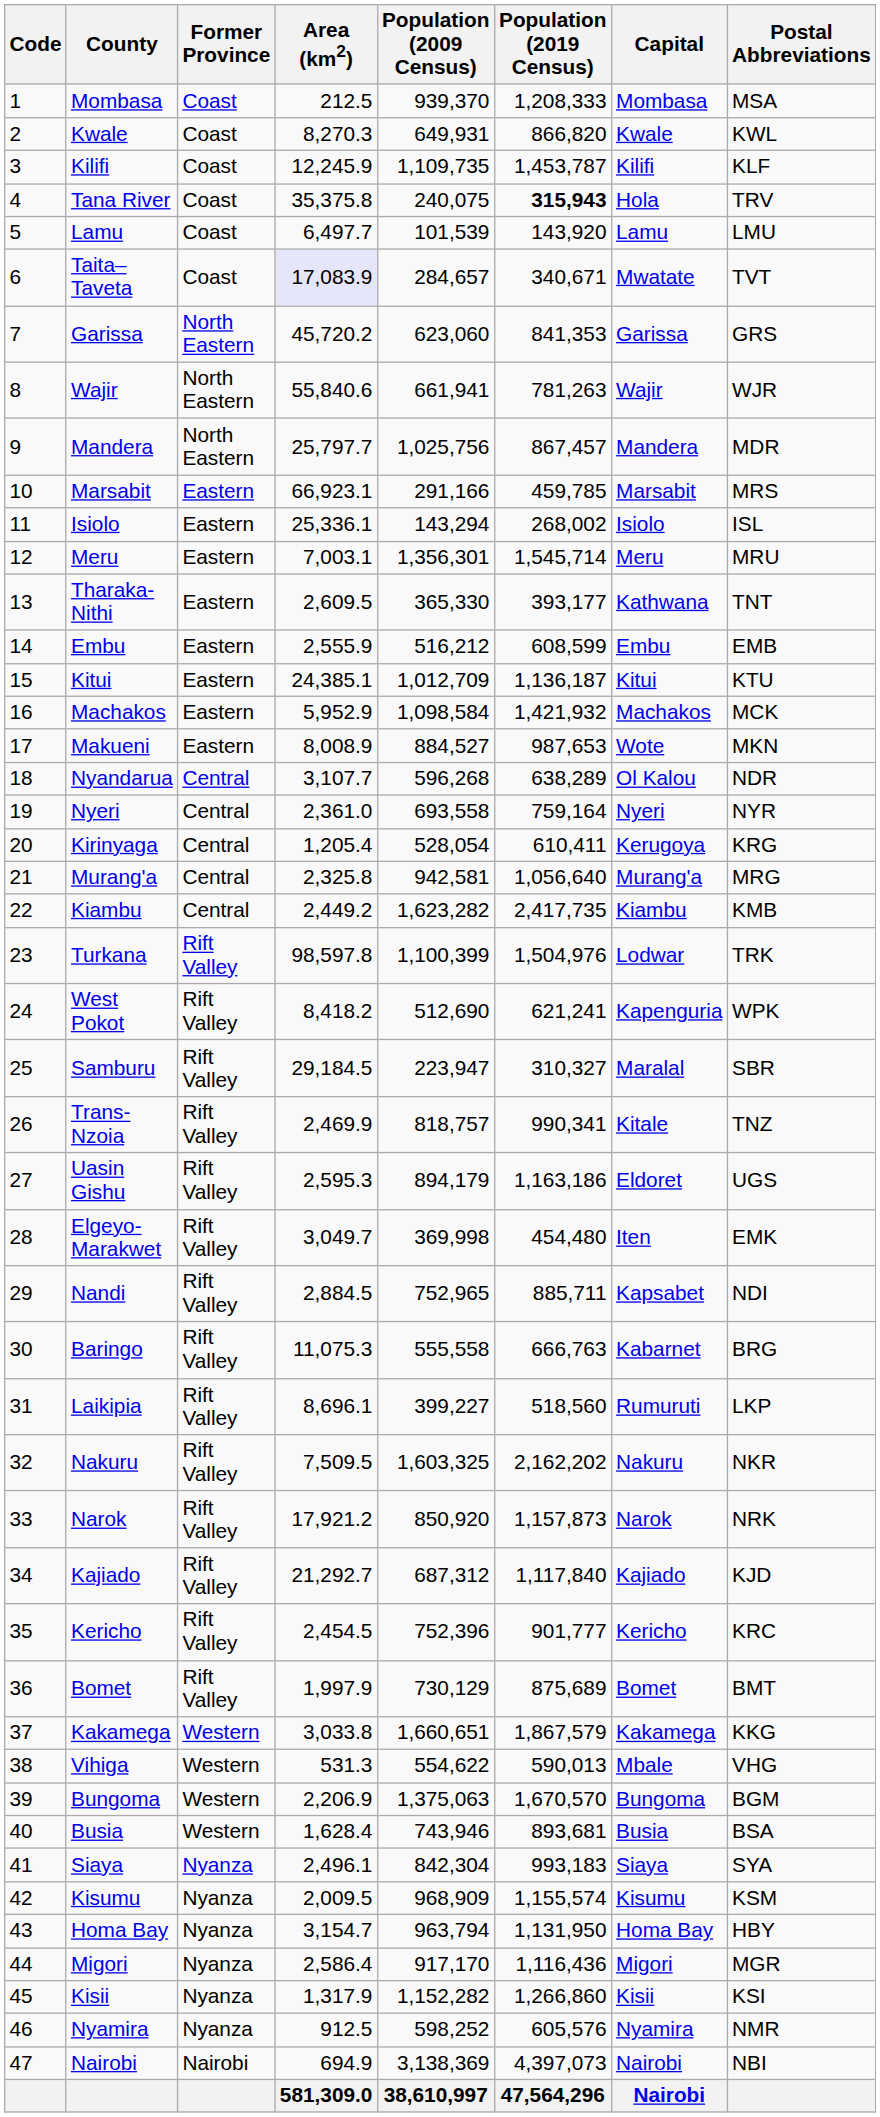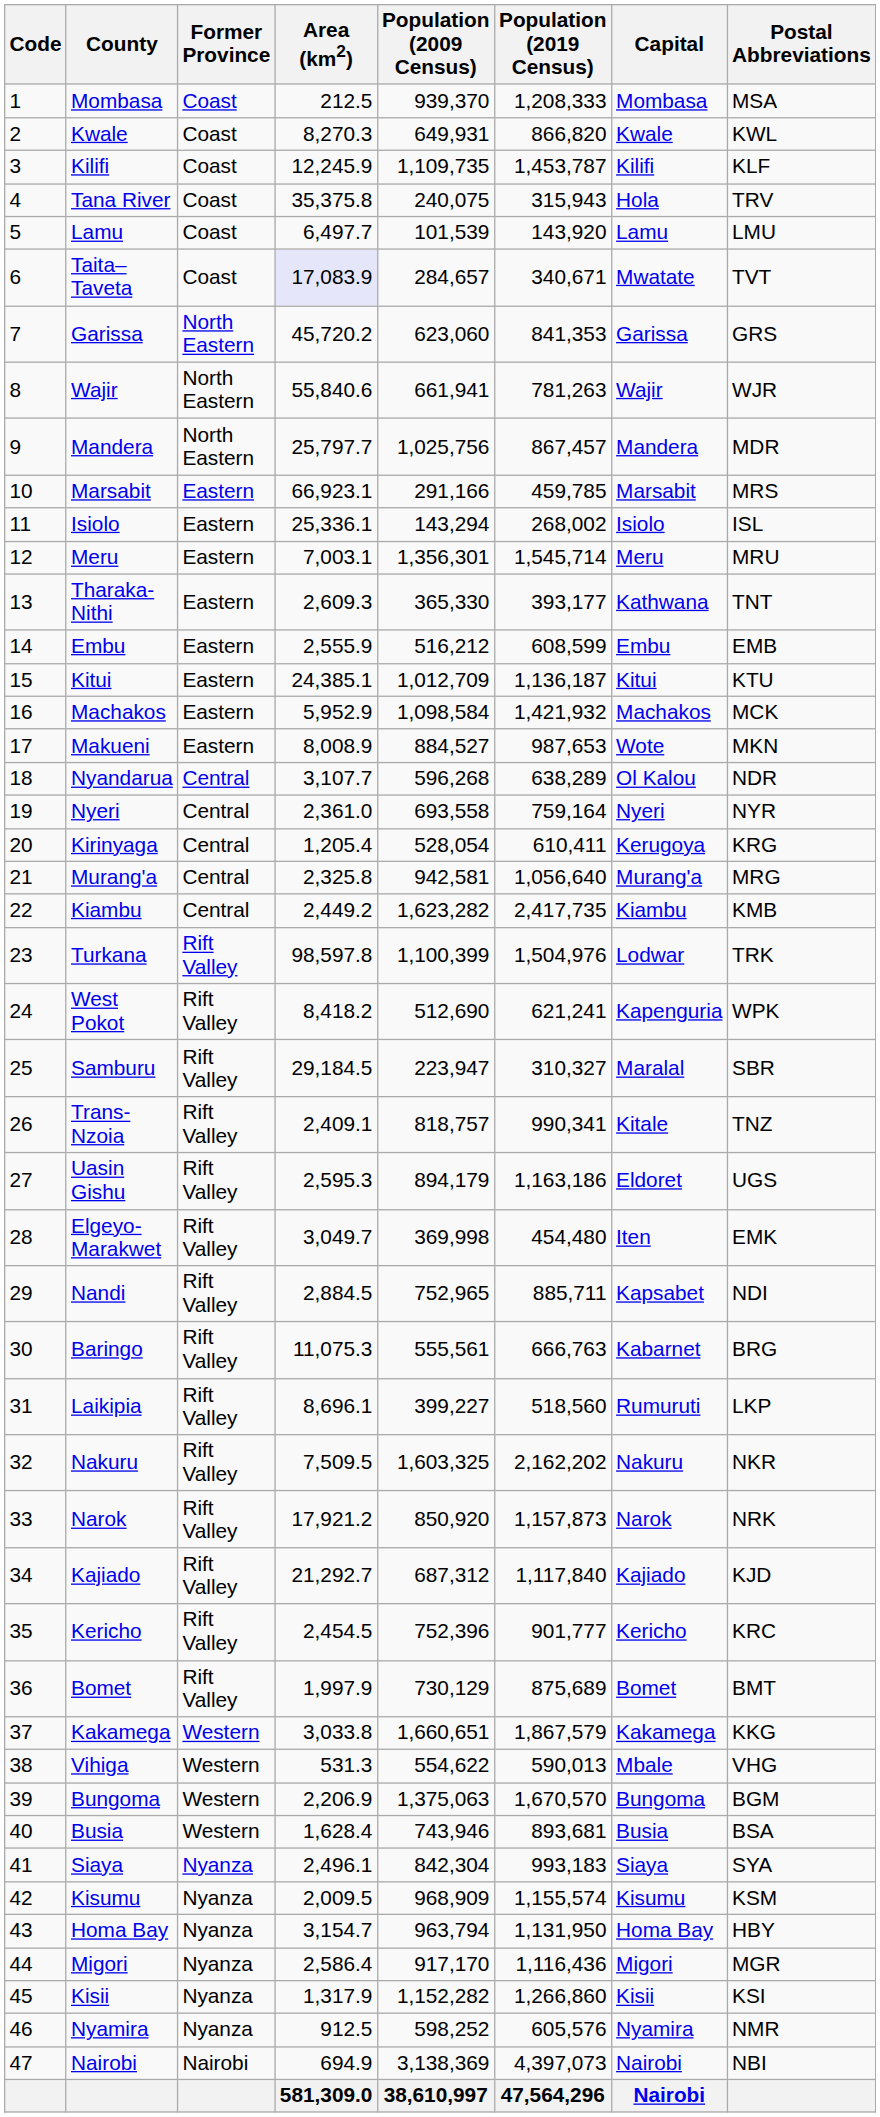(569, 199) bold -> (569, 199) normal
(338, 601) 2,609.5 -> (338, 601) 2,609.3
(338, 1124) 2,469.9 -> (338, 1124) 2,409.1
(452, 1349) 555,558 -> (452, 1349) 555,561
